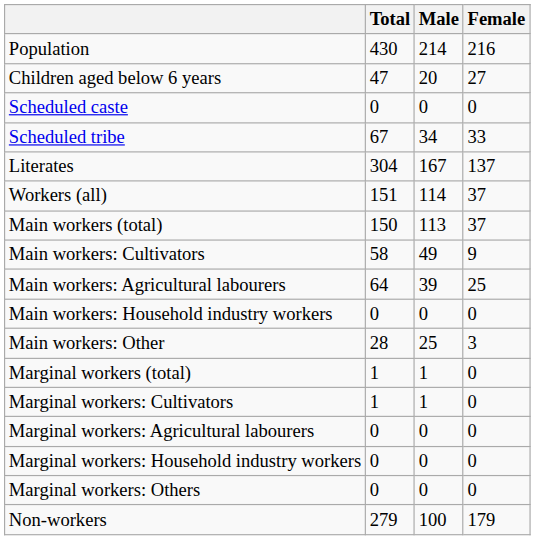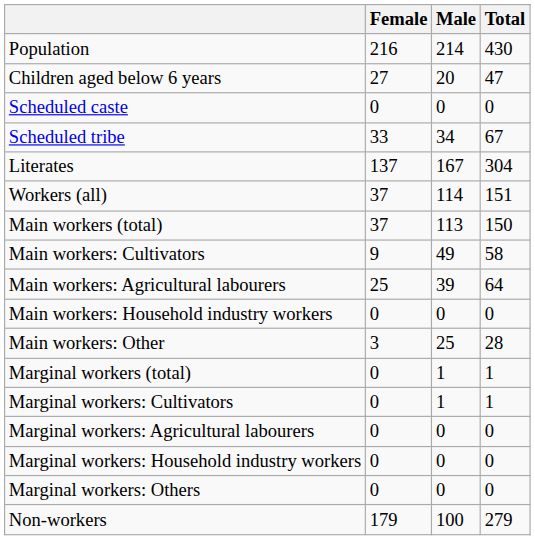columns swapped: (390, 19) <-> (496, 19)
